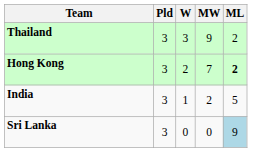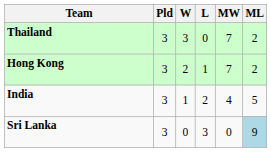+ column: (205, 13)
(209, 38) 9 -> (229, 38) 7
(235, 69) bold -> (255, 69) normal
(209, 100) 2 -> (229, 100) 4
